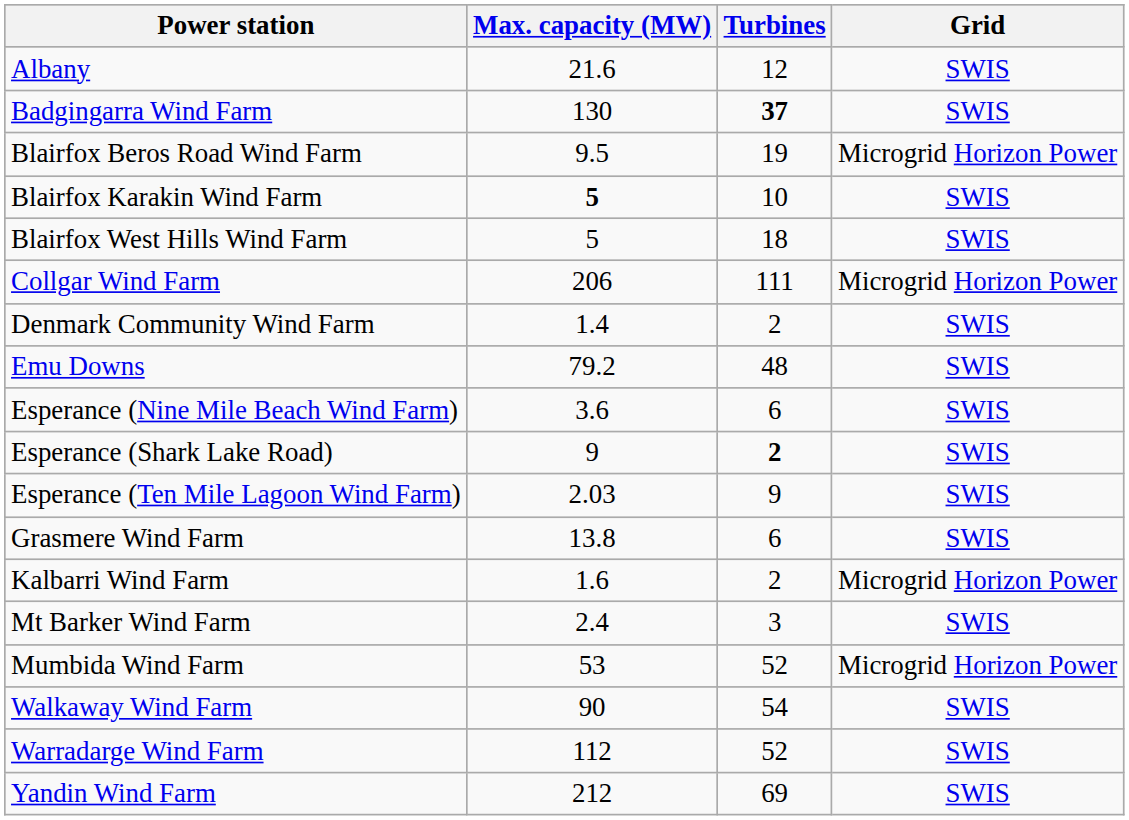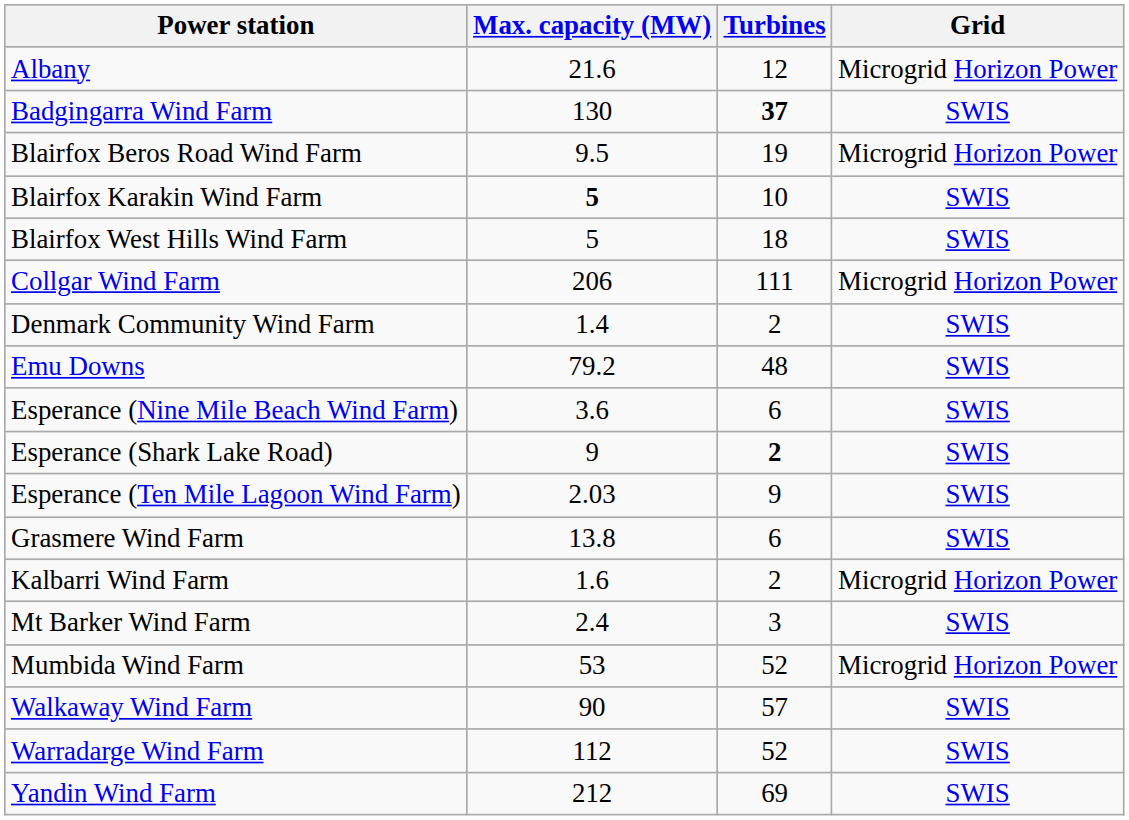(978, 68) SWIS -> (978, 68) Microgrid Horizon Power
(775, 707) 54 -> (775, 707) 57
